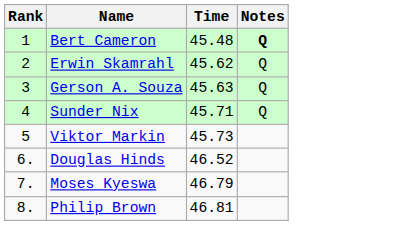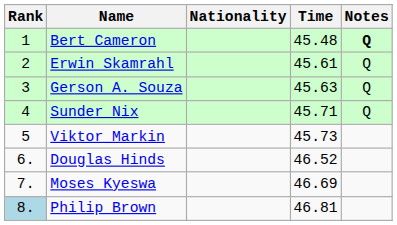+ column: (238, 17)
(212, 64) 45.62 -> (316, 64) 45.61
(212, 184) 46.79 -> (316, 184) 46.69
(26, 208) no background -> (26, 208) lightblue background
